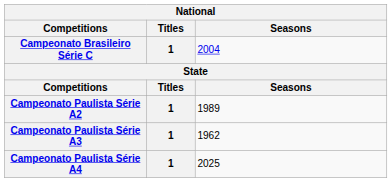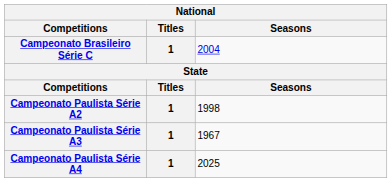(209, 109) 1989 -> (209, 109) 1998
(209, 136) 1962 -> (209, 136) 1967
